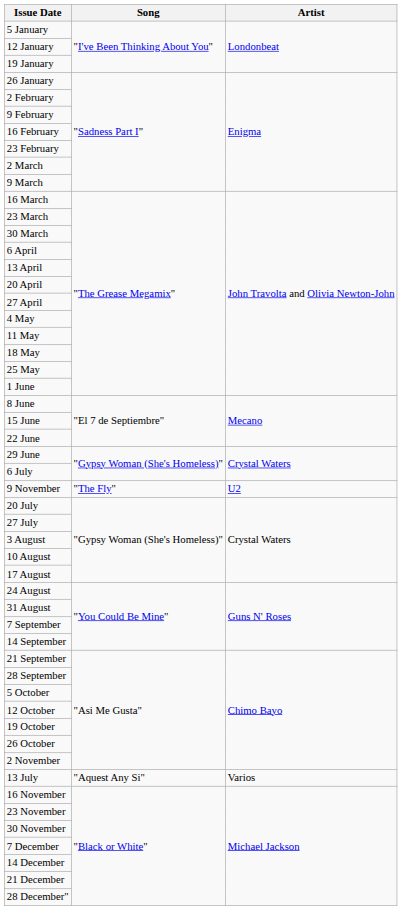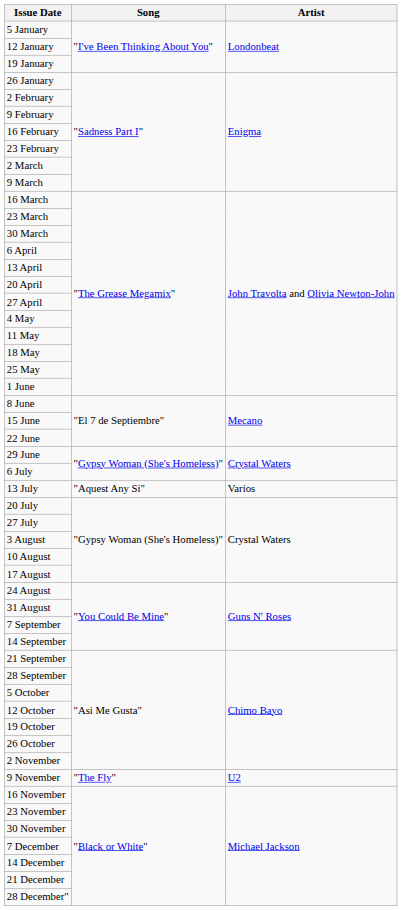rows swapped: (22, 778) <-> (33, 489)
